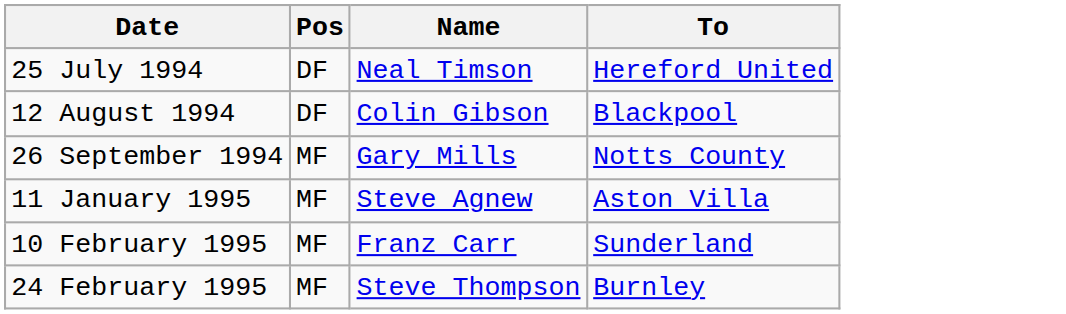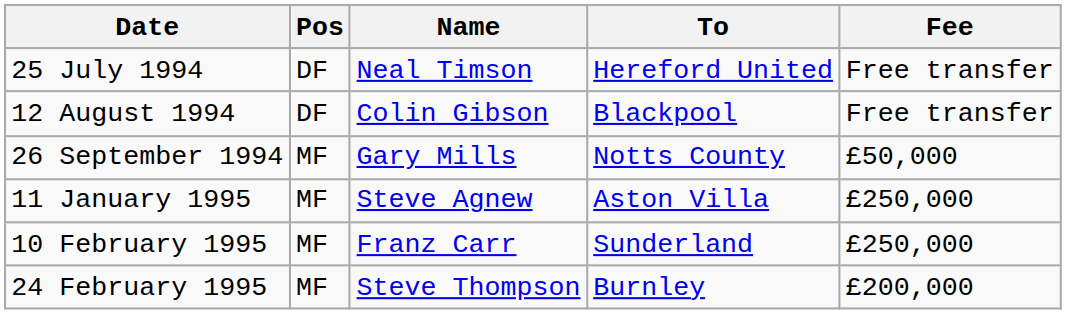+ column: (950, 27)
